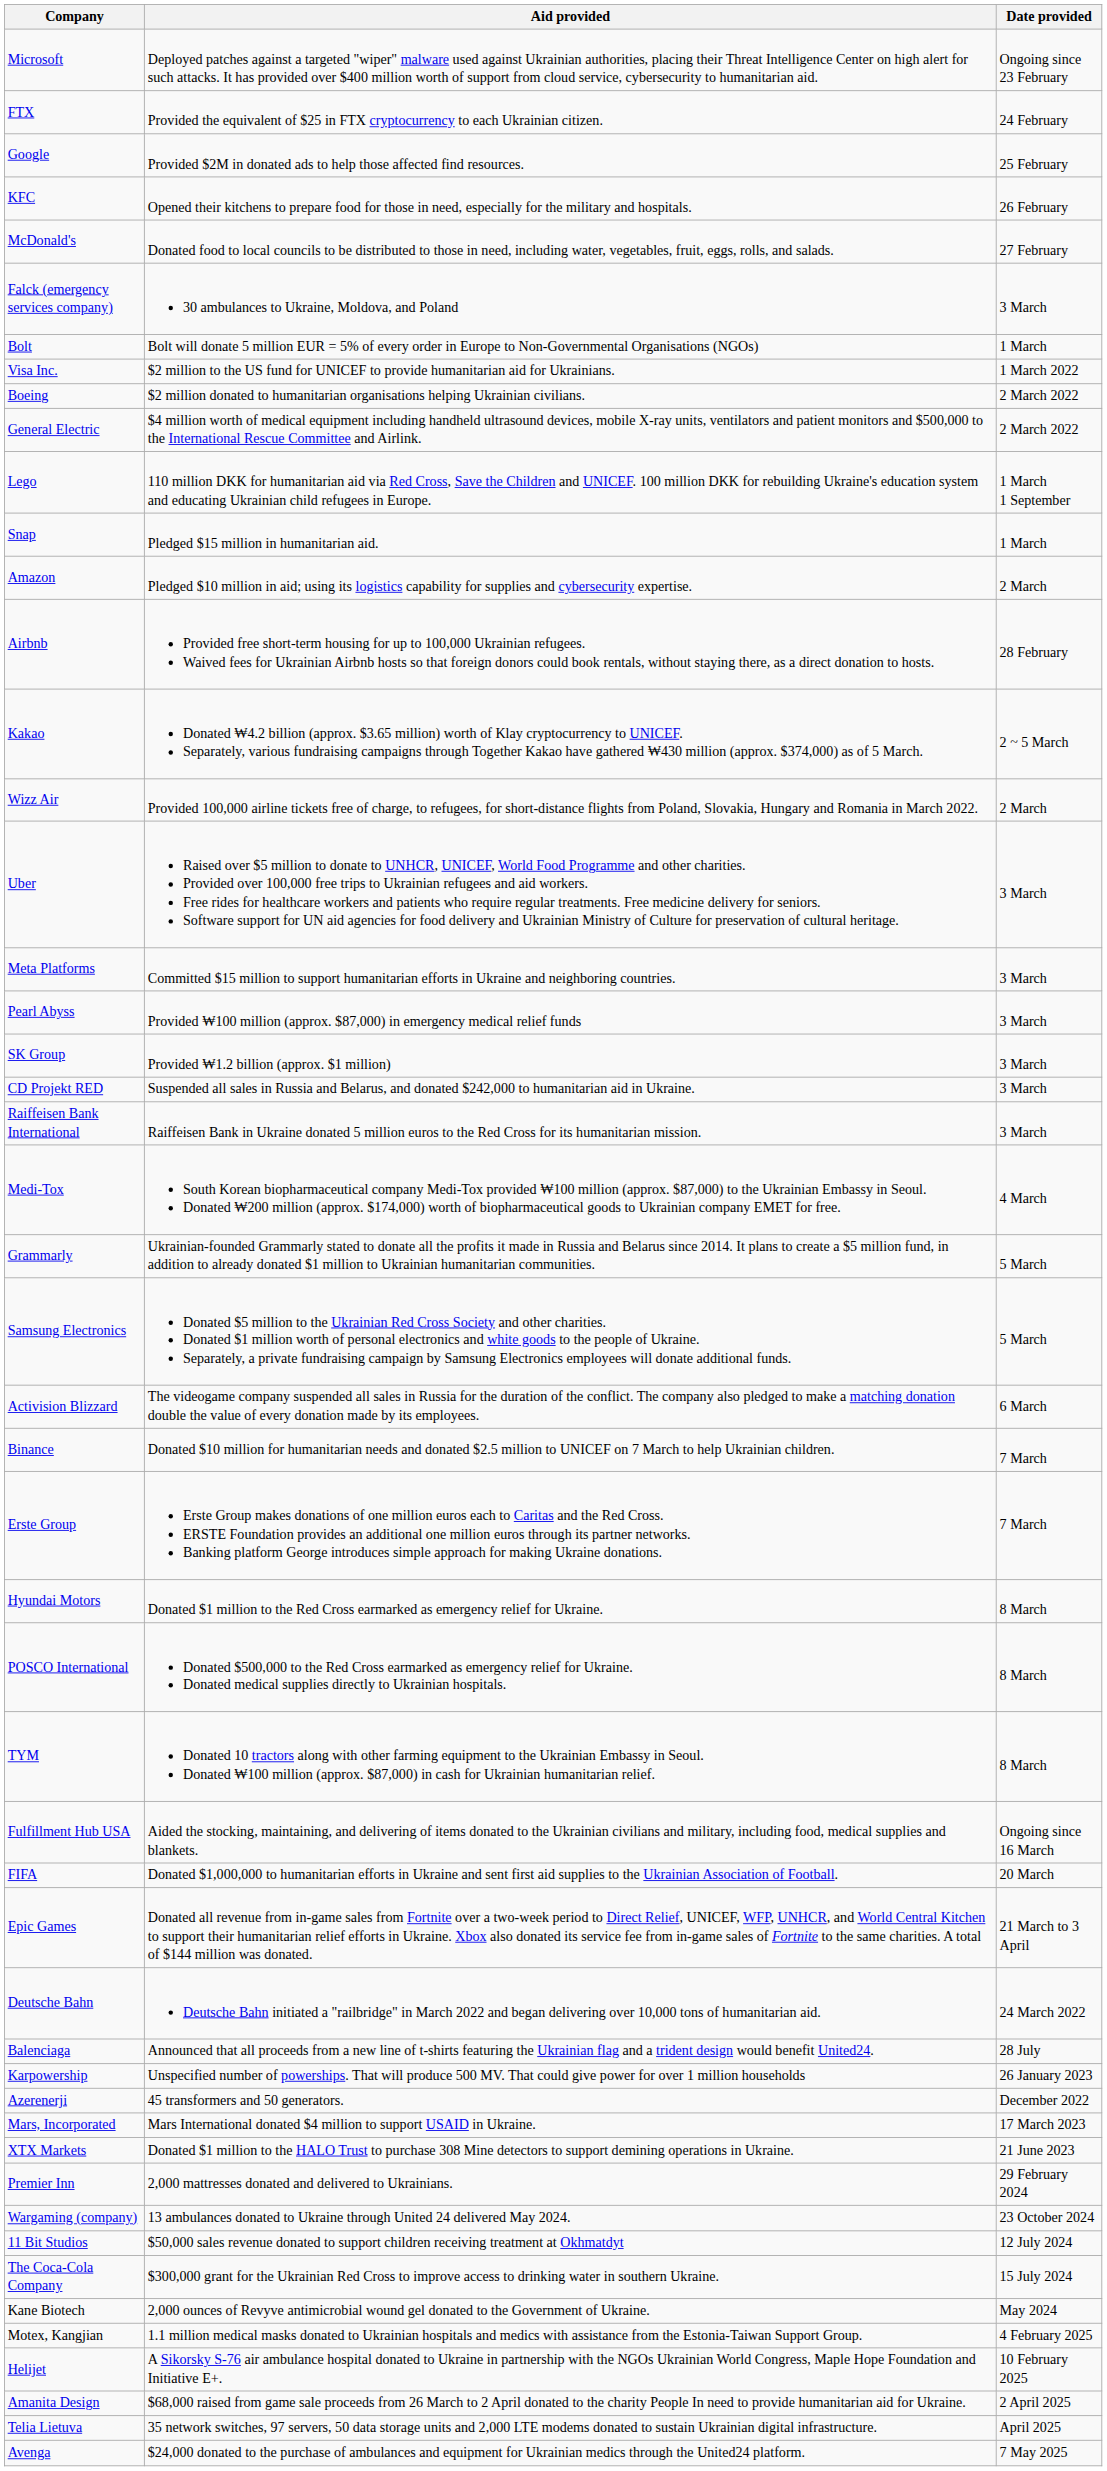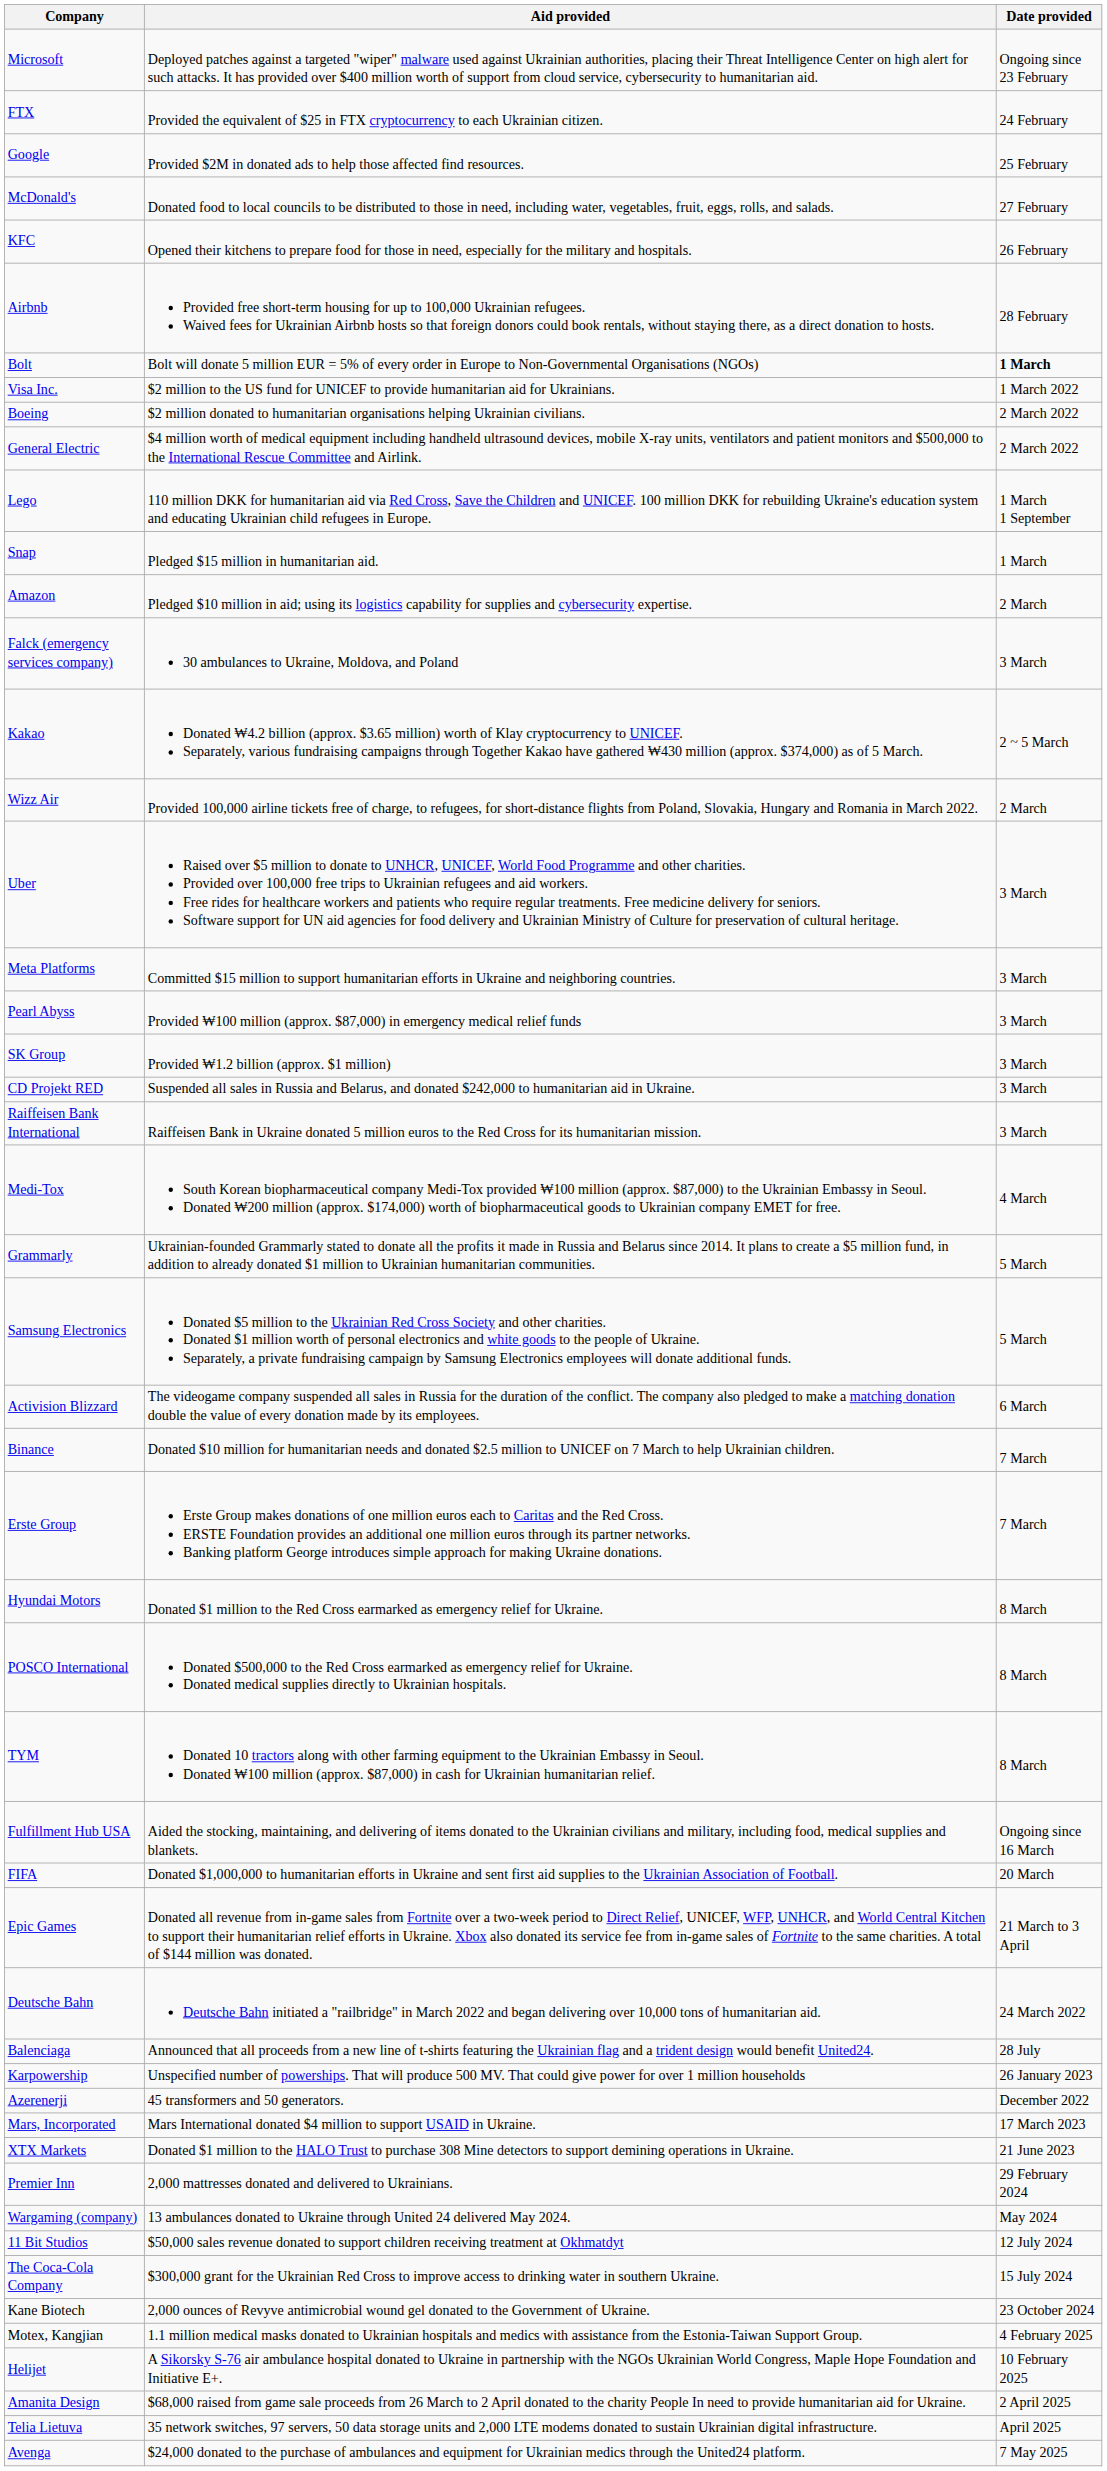rows swapped: (21, 198) <-> (42, 241)
rows swapped: (28, 643) <-> (60, 298)
(1023, 346) normal -> (1025, 364) bold
(1047, 2217) 23 October 2024 -> (1028, 2217) May 2024
(1028, 2310) May 2024 -> (1047, 2310) 23 October 2024
